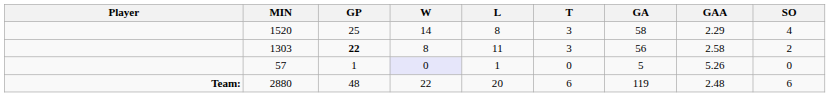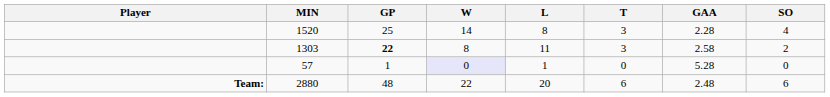- column: (641, 13)
(715, 30) 2.29 -> (705, 30) 2.28
(715, 65) 5.26 -> (705, 65) 5.28
